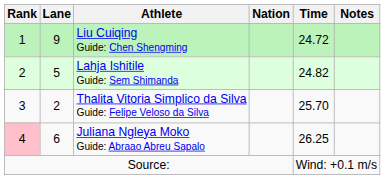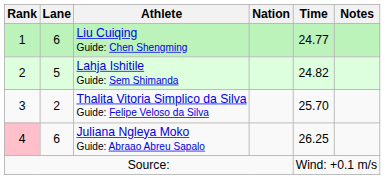(57, 40) 9 -> (57, 40) 6
(314, 40) 24.72 -> (314, 40) 24.77
